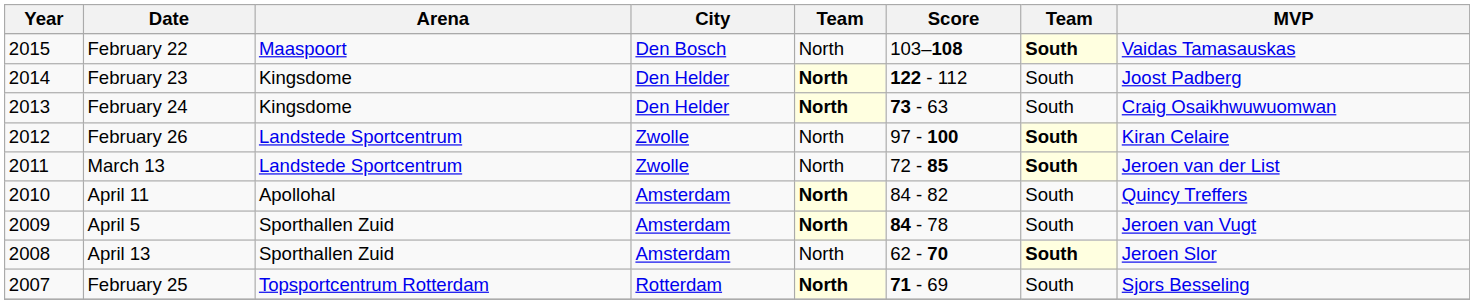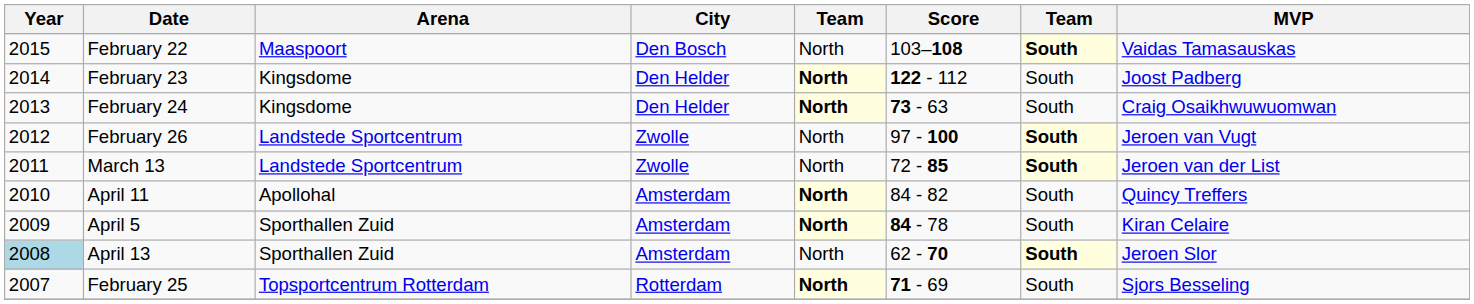(1175, 136) Kiran Celaire -> (1189, 136) Jeroen van Vugt
(1189, 225) Jeroen van Vugt -> (1175, 225) Kiran Celaire
(30, 254) no background -> (30, 254) lightblue background
